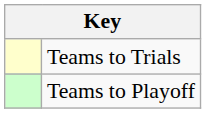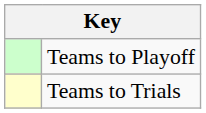rows swapped: (114, 56) <-> (121, 90)
